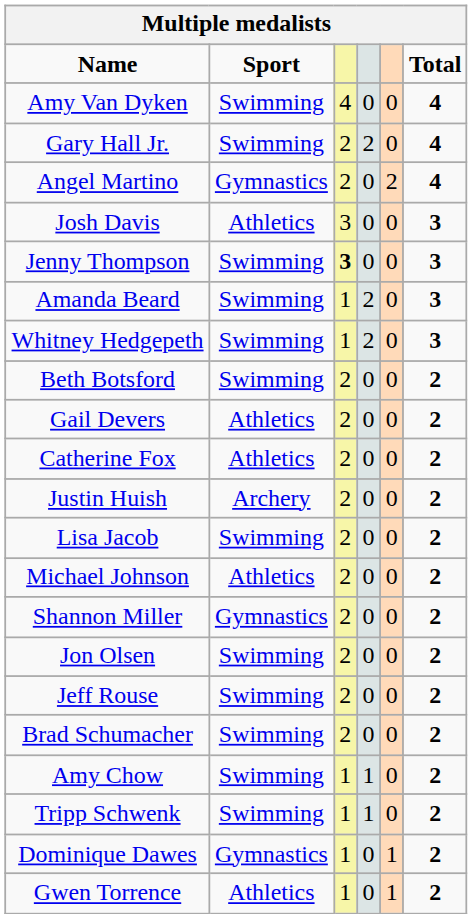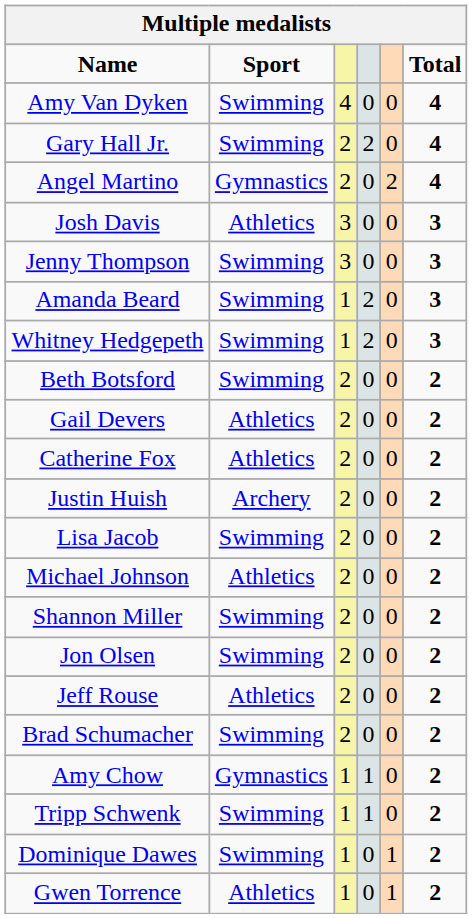(345, 261) bold -> (345, 261) normal
(271, 616) Gymnastics -> (271, 616) Swimming
(271, 695) Swimming -> (271, 695) Athletics
(271, 774) Swimming -> (271, 774) Gymnastics
(271, 853) Gymnastics -> (271, 853) Swimming
